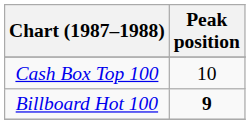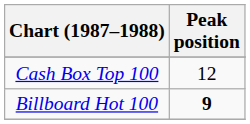(207, 72) 10 -> (207, 72) 12
